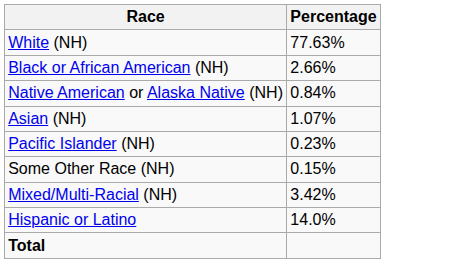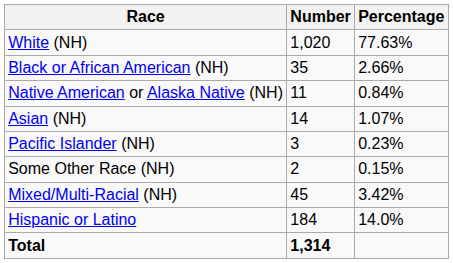+ column: (321, 17)
